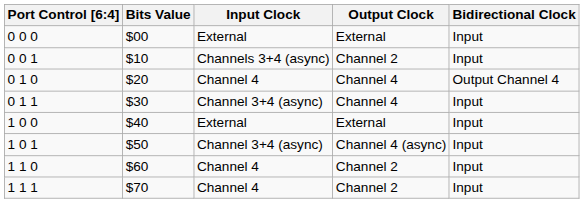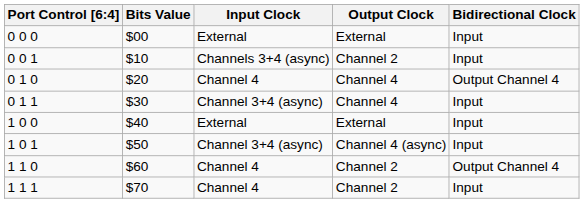(468, 166) Input -> (506, 166) Output Channel 4
